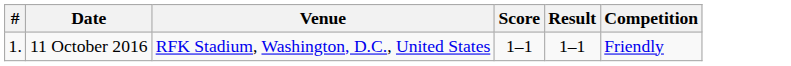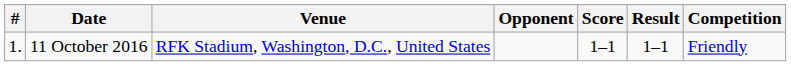+ column: (536, 18)
